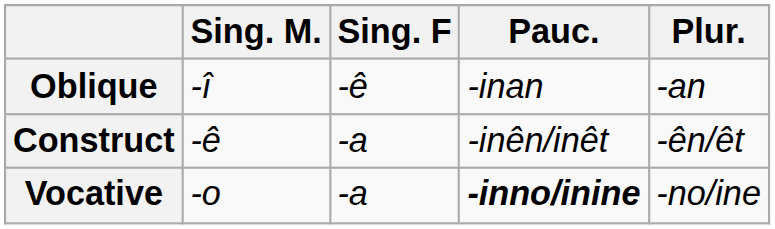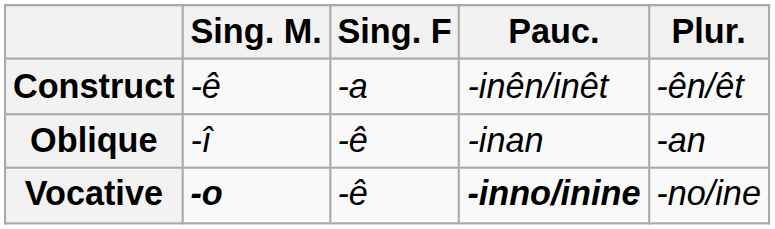rows swapped: (94, 85) <-> (94, 140)
(206, 194) normal -> (207, 194) bold
(353, 194) -a -> (353, 194) -ê
